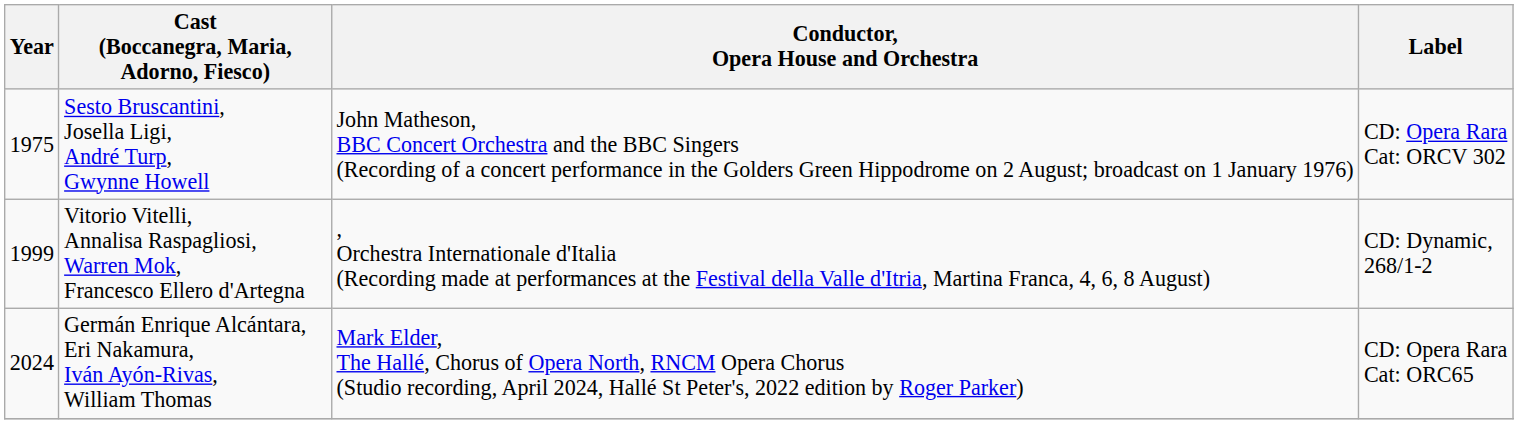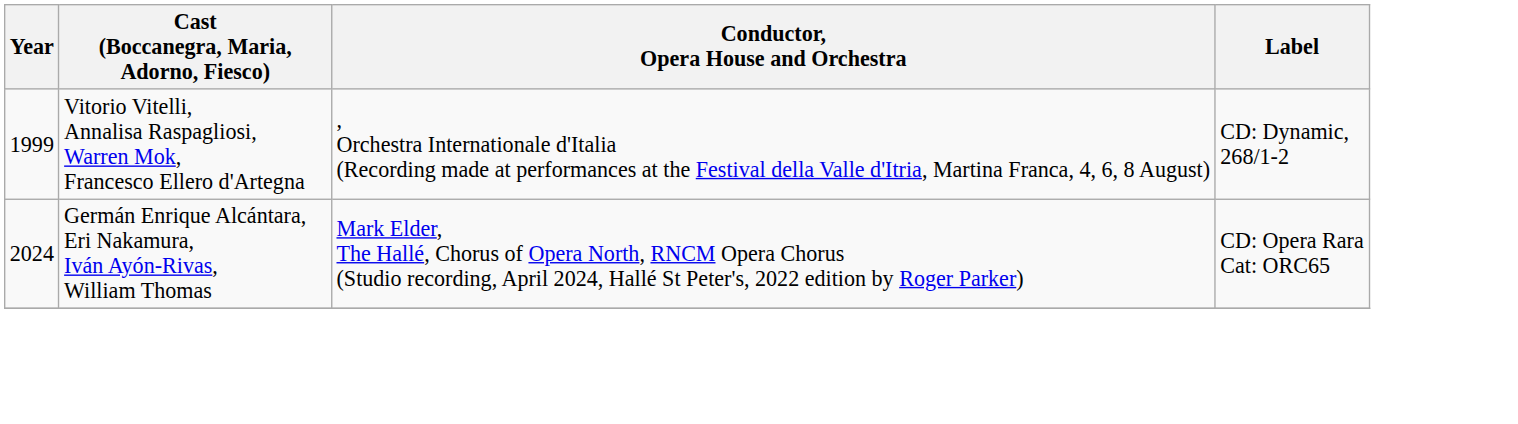- row: (144, 143)
